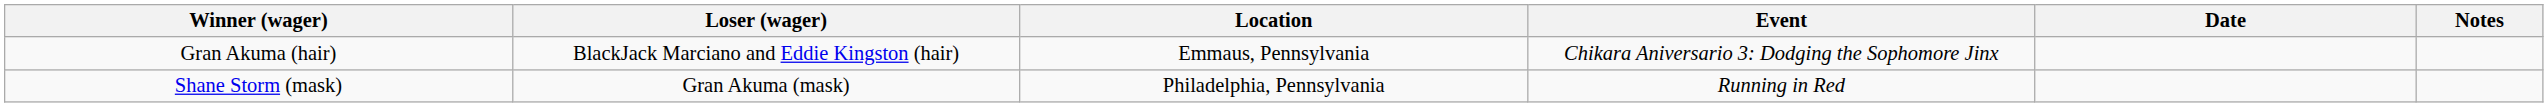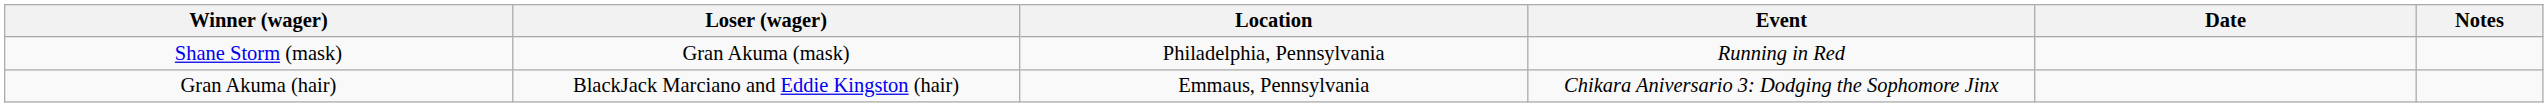rows swapped: (258, 53) <-> (258, 85)
